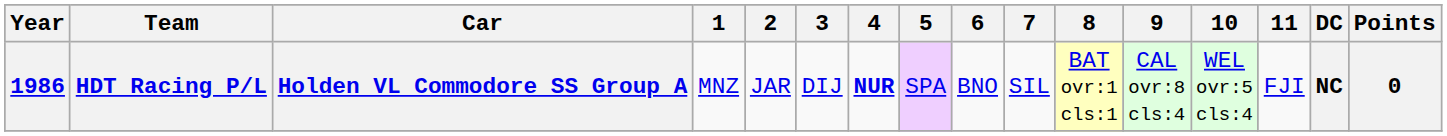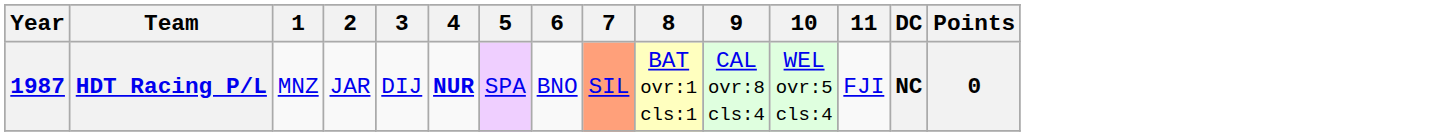- column: (482, 23)
(38, 87) 1986 -> (38, 87) 1987
(1029, 87) no background -> (609, 87) lightsalmon background
